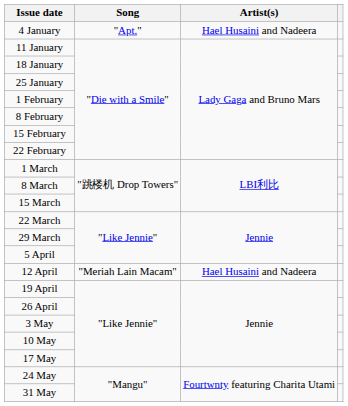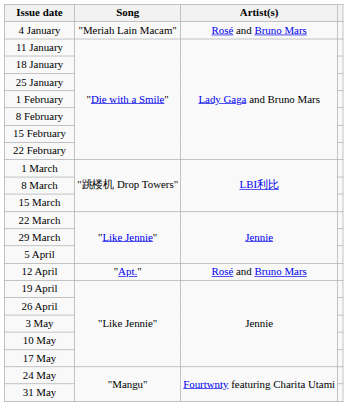(128, 30) "Apt." -> (128, 30) "Meriah Lain Macam"
(259, 30) Hael Husaini and Nadeera -> (259, 30) Rosé and Bruno Mars
(128, 271) "Meriah Lain Macam" -> (128, 271) "Apt."
(259, 271) Hael Husaini and Nadeera -> (259, 271) Rosé and Bruno Mars
